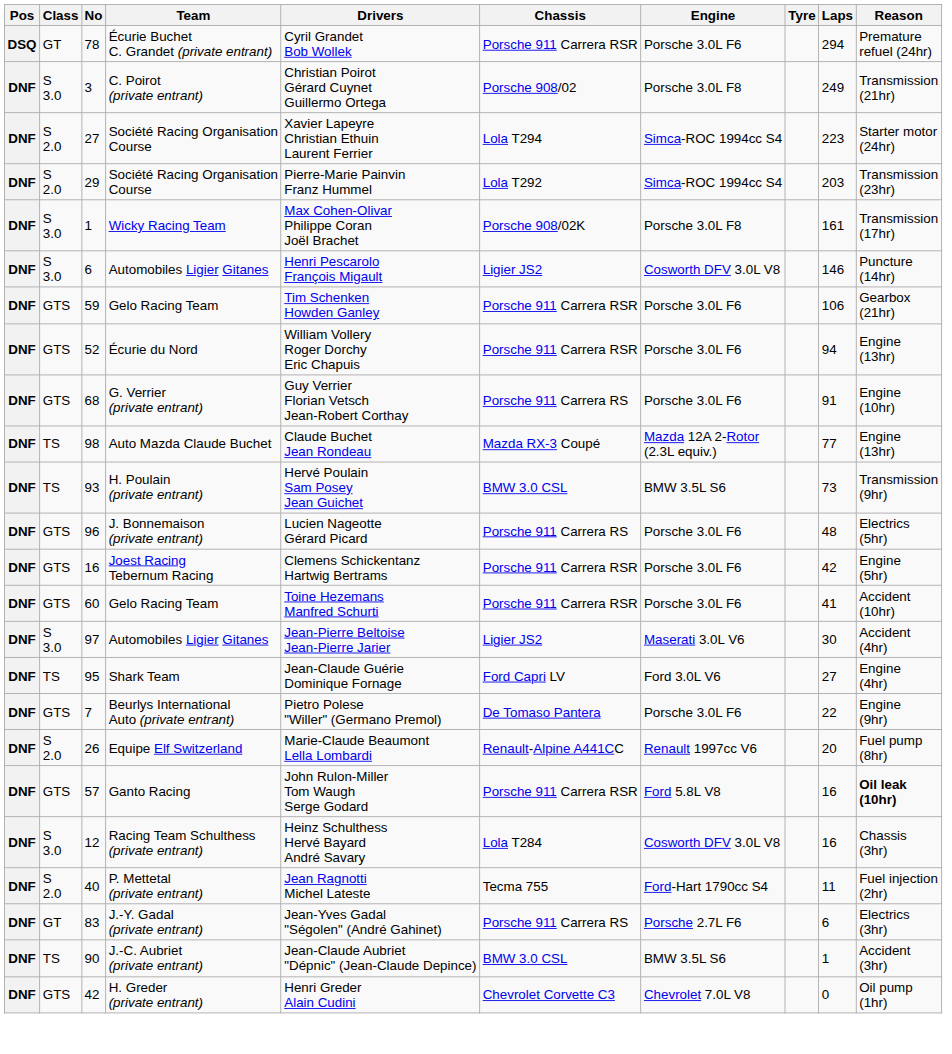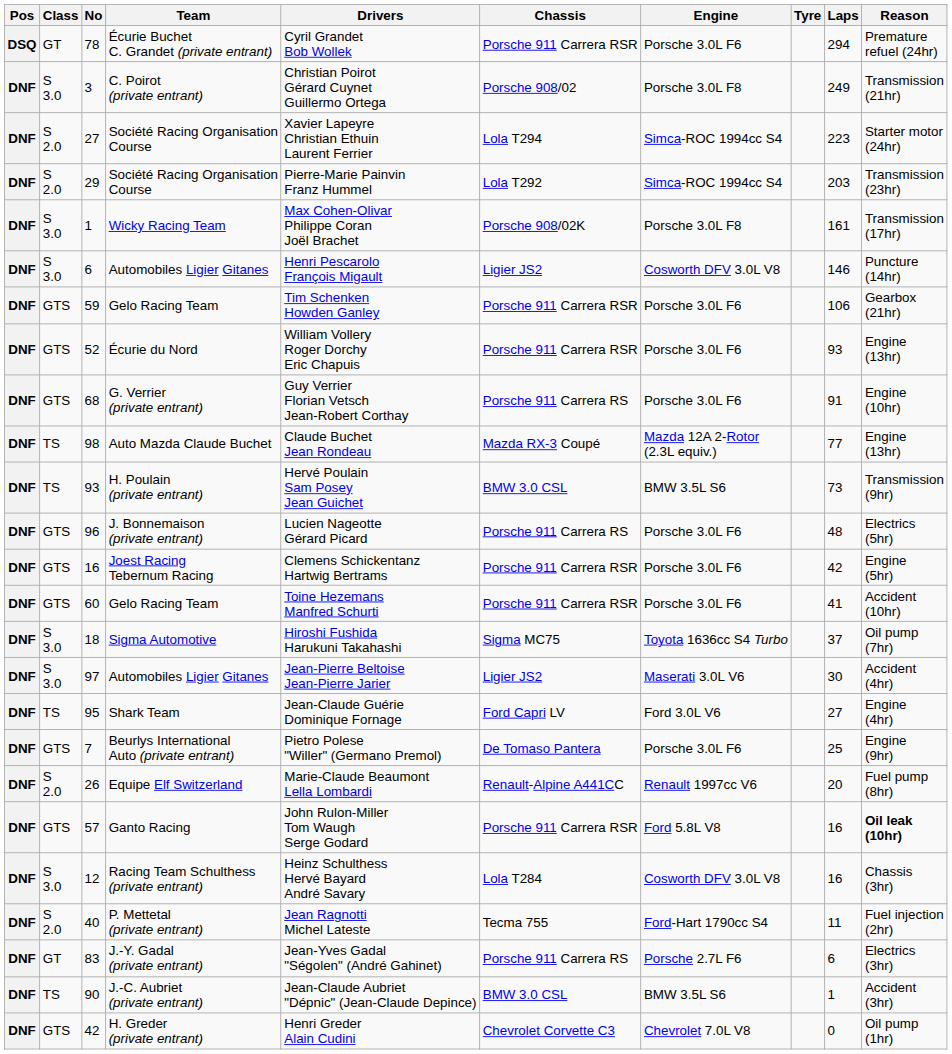(829, 349) 94 -> (835, 349) 93
+ row: (92, 640)
(829, 712) 22 -> (835, 748) 25
